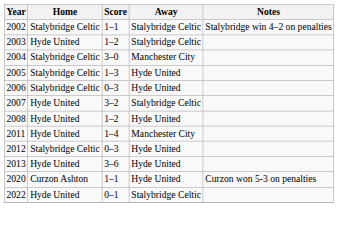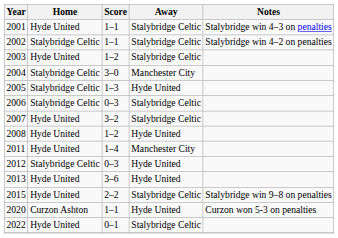+ row: (16, 27)
(156, 88) Hyde United -> (166, 103) Stalybridge Celtic
+ row: (16, 194)
